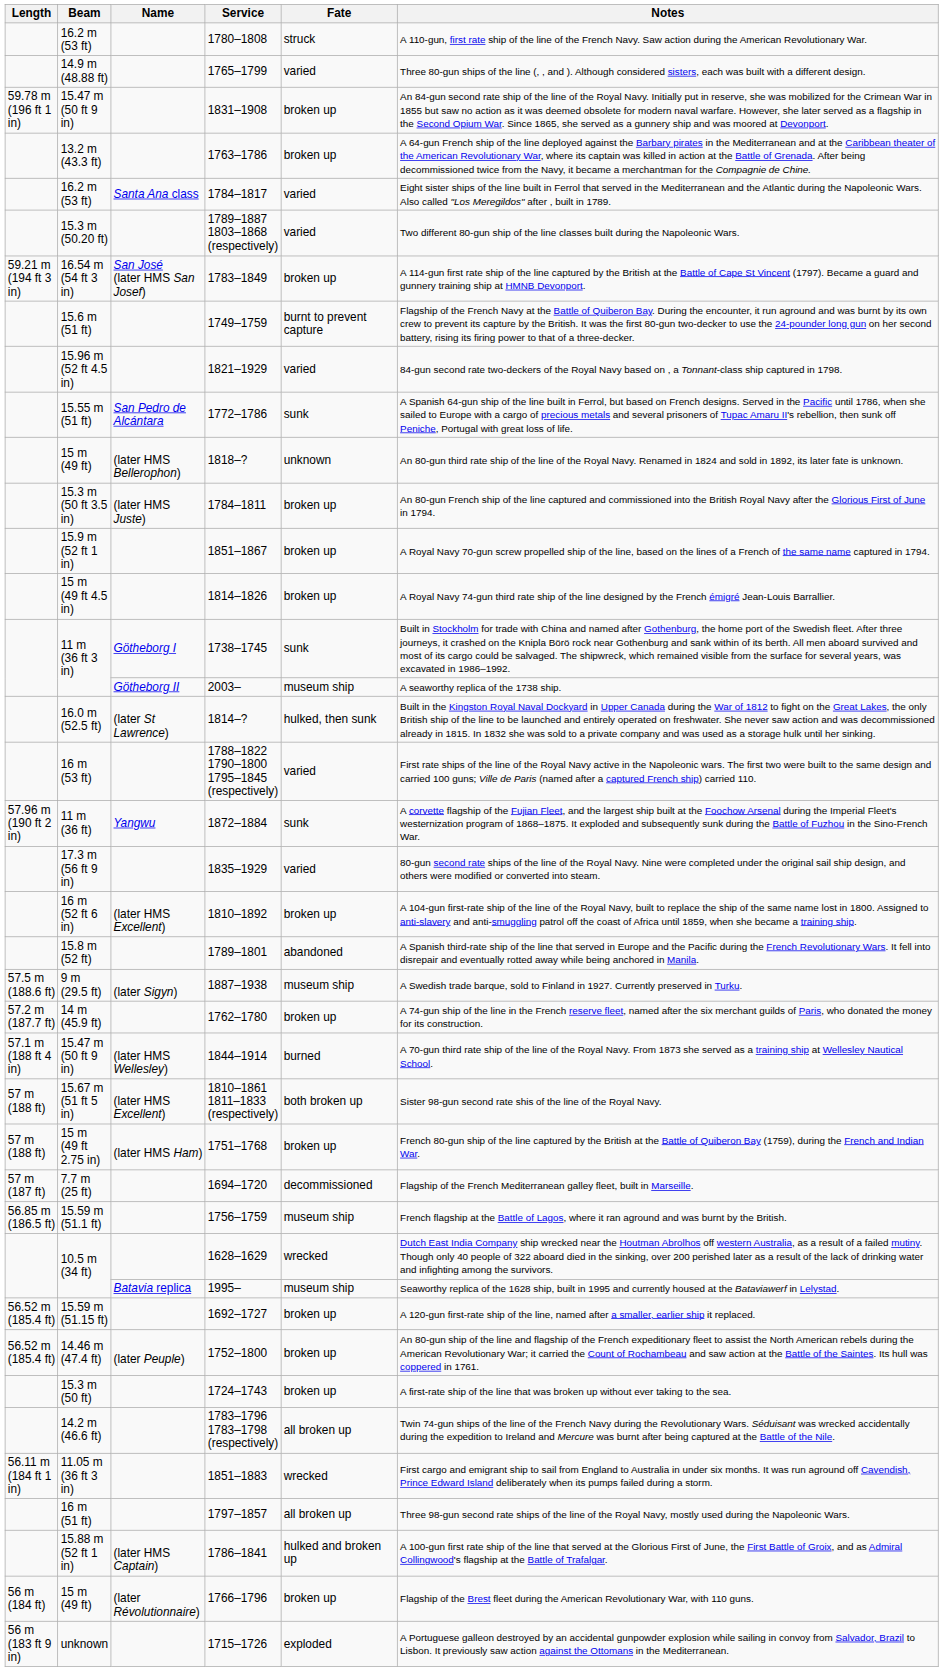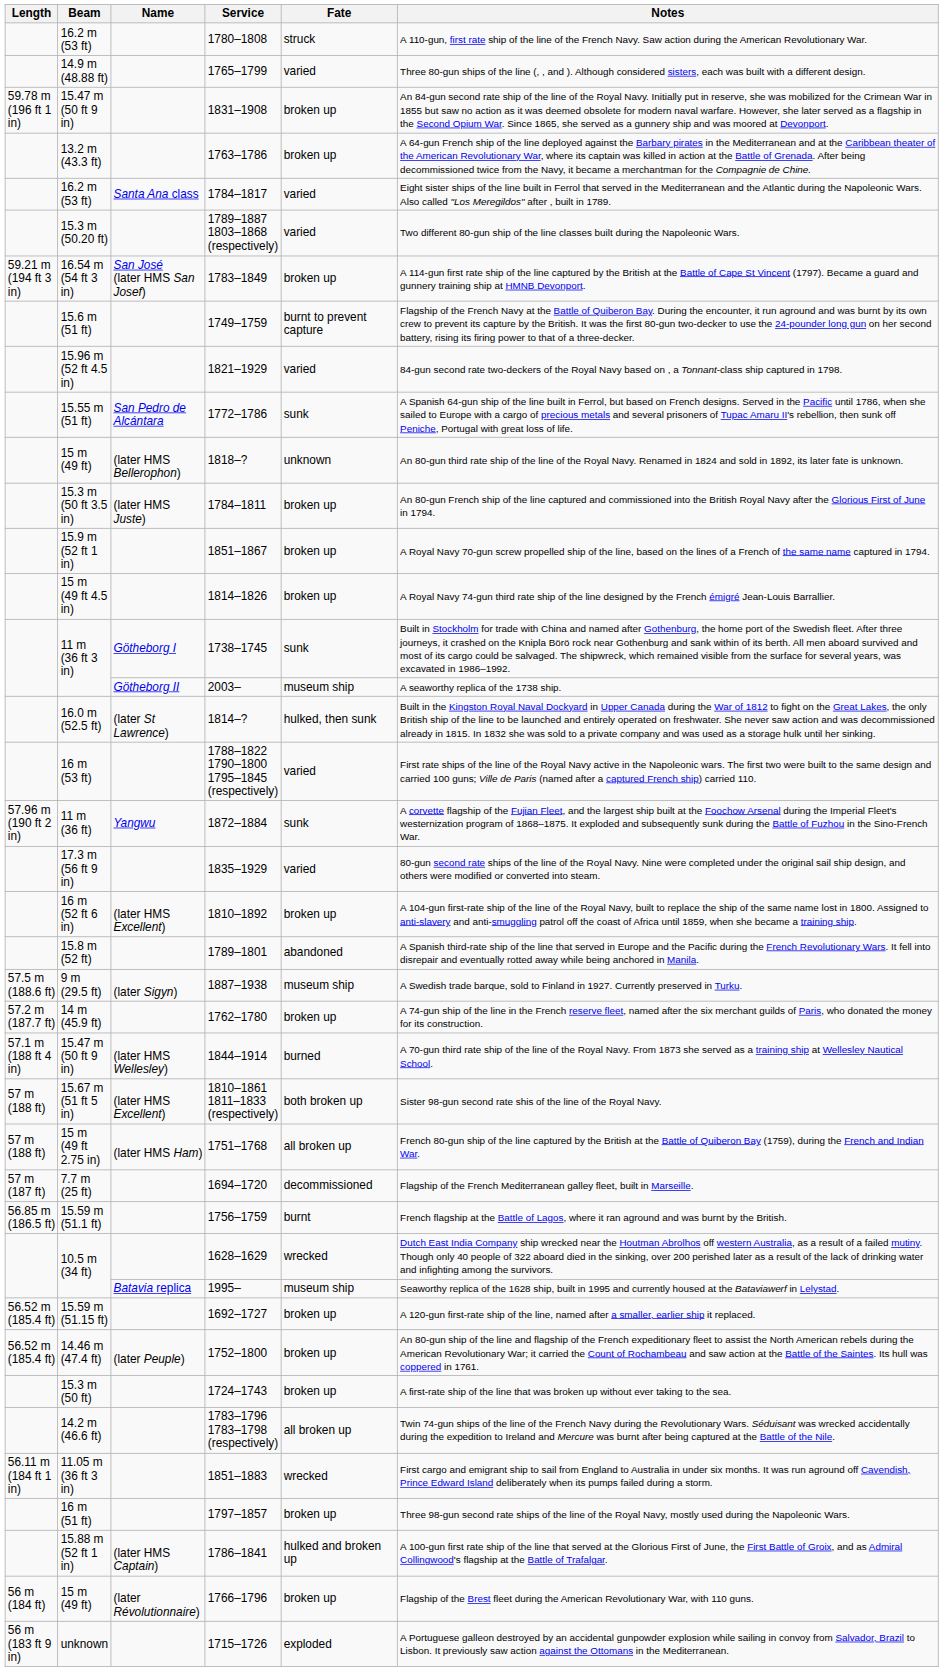(310, 1146) broken up -> (318, 1146) all broken up
(319, 1217) museum ship -> (297, 1217) burnt
(318, 1514) all broken up -> (310, 1514) broken up
